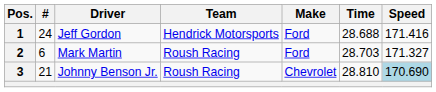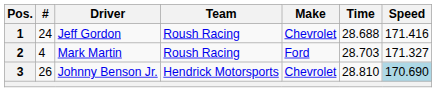(221, 33) Hendrick Motorsports -> (202, 33) Roush Racing
(297, 33) Ford -> (310, 33) Chevrolet
(42, 53) 6 -> (42, 53) 4
(45, 72) 21 -> (45, 72) 26
(202, 72) Roush Racing -> (221, 72) Hendrick Motorsports
